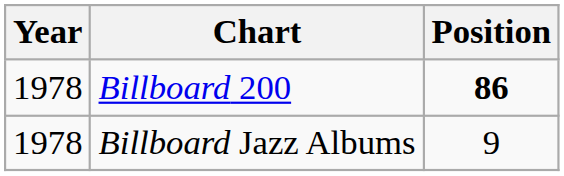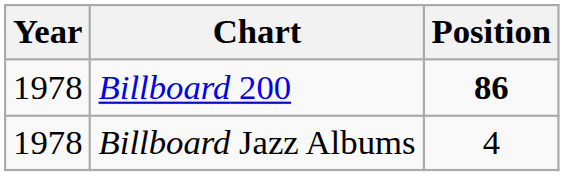(491, 142) 9 -> (491, 142) 4
